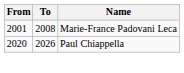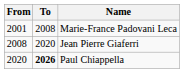+ row: (99, 44)
(45, 44) normal -> (45, 60) bold
